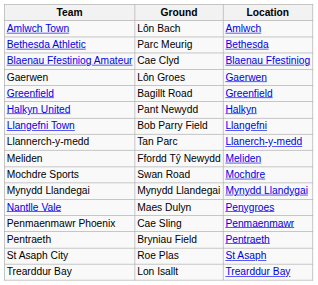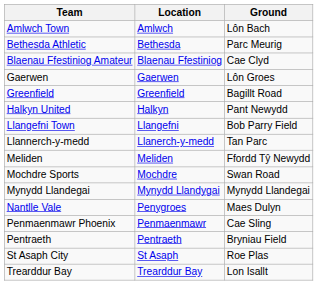columns swapped: (268, 12) <-> (179, 12)
